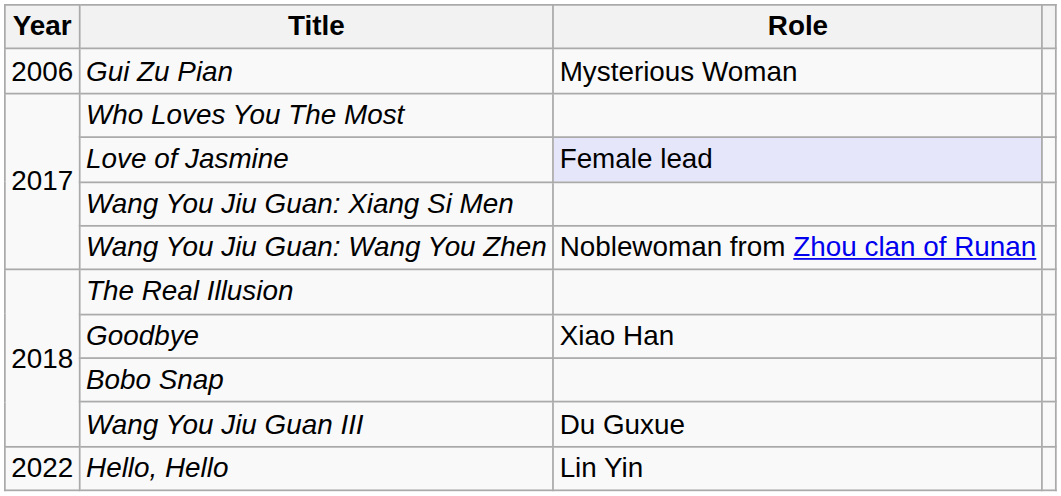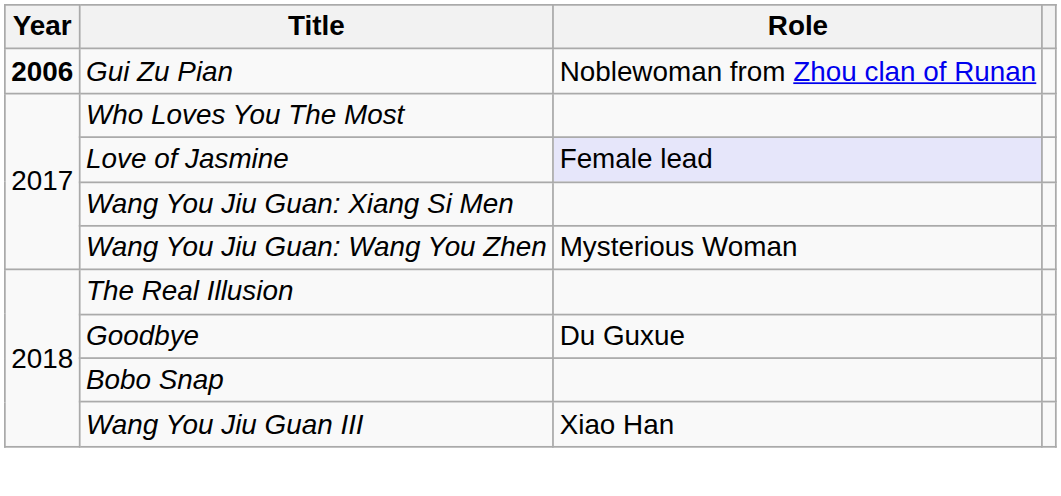(42, 70) normal -> (42, 70) bold
(679, 70) Mysterious Woman -> (798, 70) Noblewoman from Zhou clan of Runan
(798, 247) Noblewoman from Zhou clan of Runan -> (679, 247) Mysterious Woman
(617, 335) Xiao Han -> (622, 335) Du Guxue
(622, 423) Du Guxue -> (617, 423) Xiao Han
- row: (157, 468)
